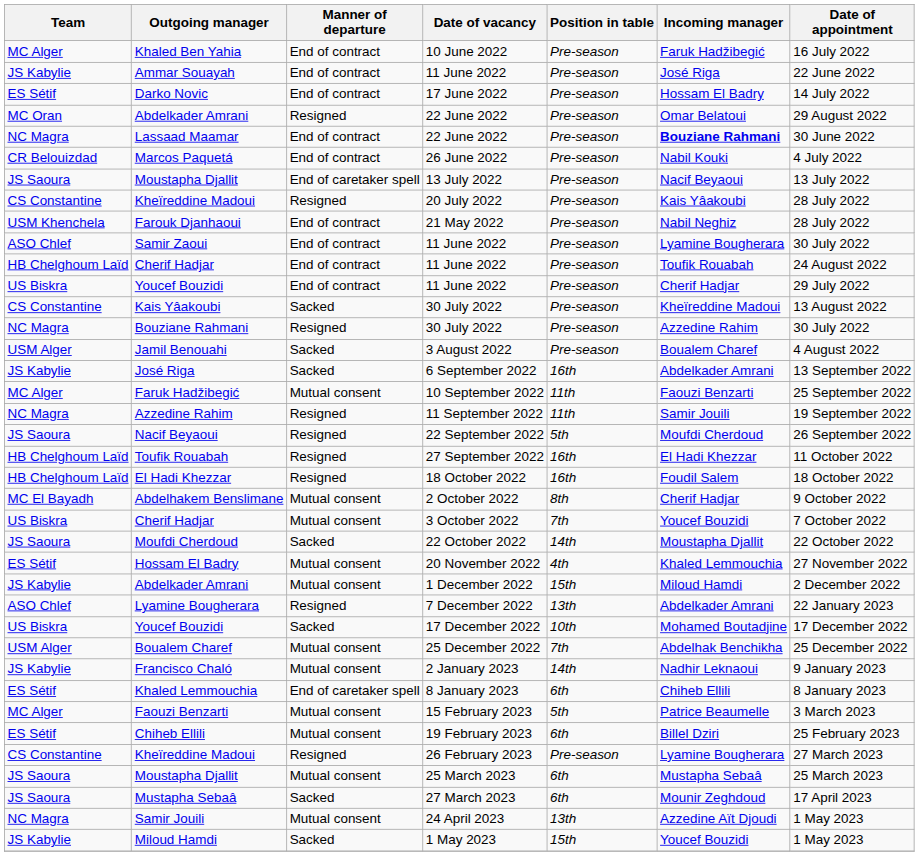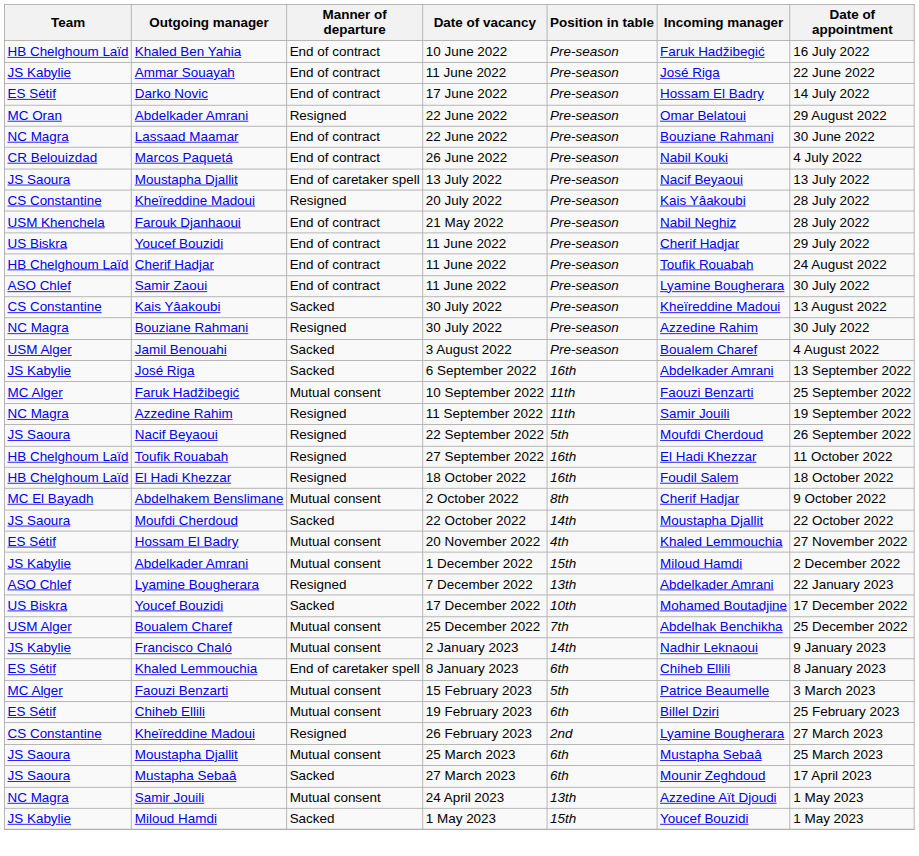(35, 51) MC Alger -> (68, 51) HB Chelghoum Laïd
(720, 136) bold -> (717, 136) normal
rows swapped: (179, 286) <-> (171, 243)
- row: (174, 520)
(584, 754) Pre-season -> (561, 733) 2nd
